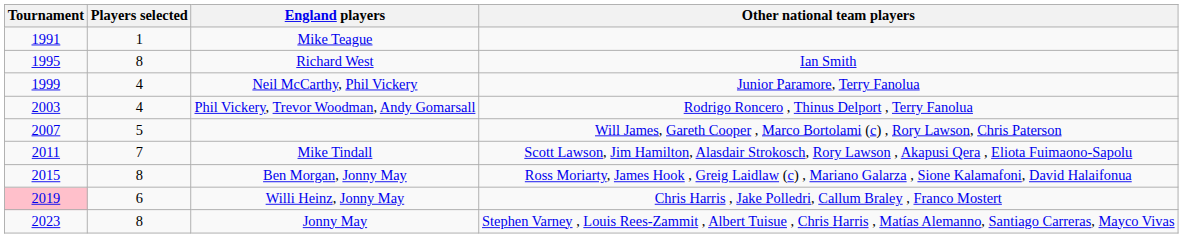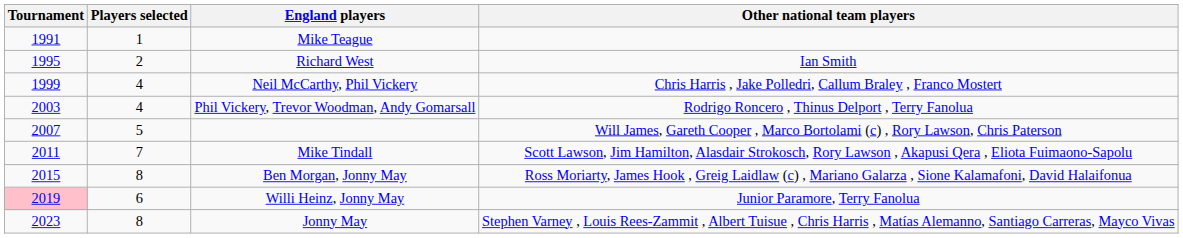(139, 61) 8 -> (139, 61) 2
(828, 84) Junior Paramore, Terry Fanolua -> (828, 84) Chris Harris , Jake Polledri, Callum Braley , Franco Mostert
(828, 198) Chris Harris , Jake Polledri, Callum Braley , Franco Mostert -> (828, 198) Junior Paramore, Terry Fanolua
